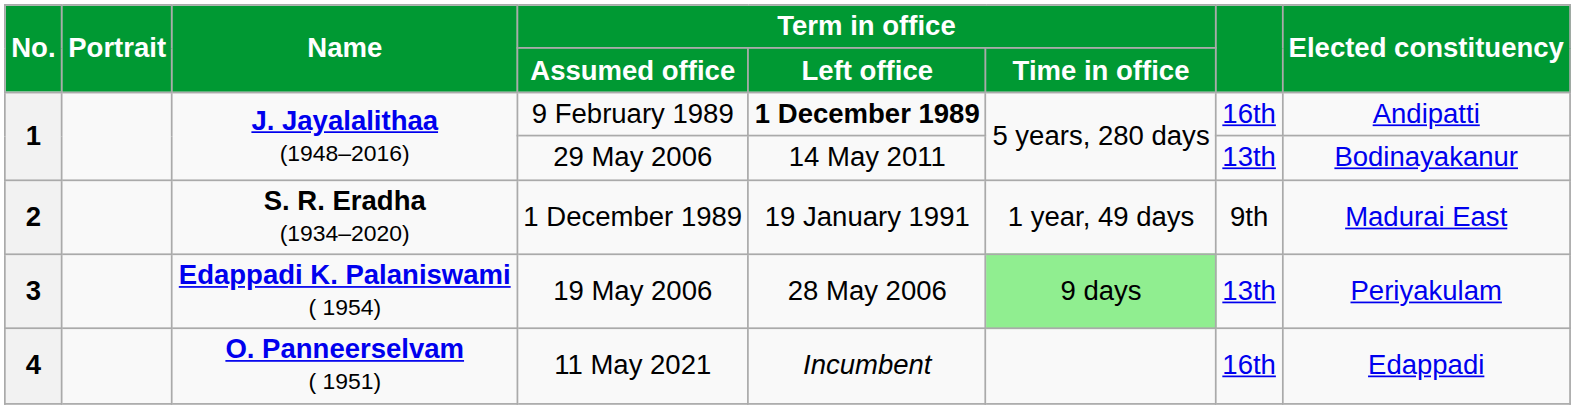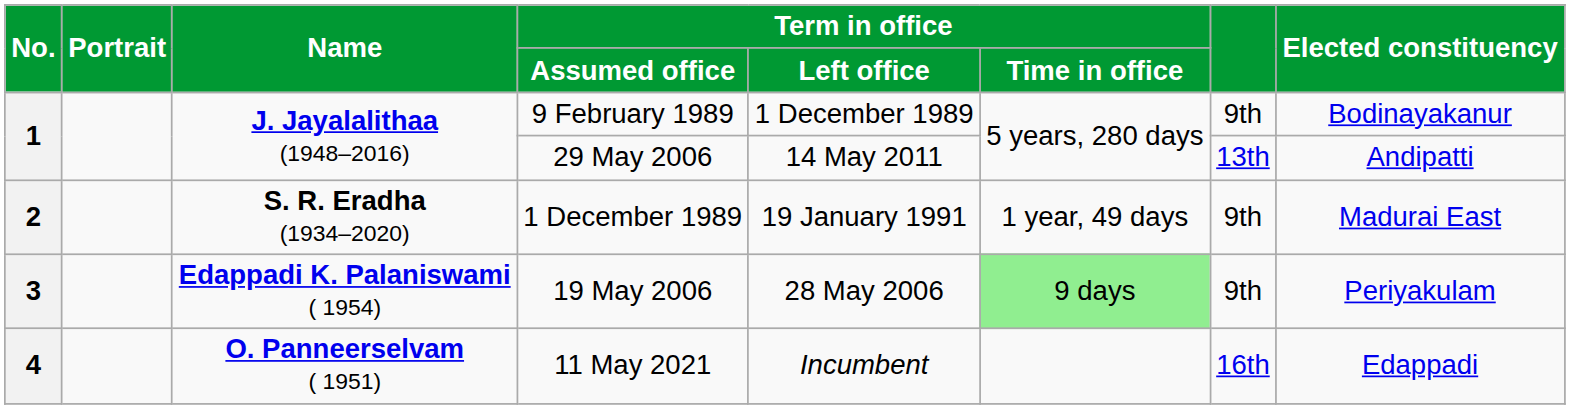(867, 113) bold -> (864, 113) normal
(1249, 113) 16th -> (1243, 113) 9th
(1426, 113) Andipatti -> (1420, 113) Bodinayakanur
(1426, 157) Bodinayakanur -> (1420, 157) Andipatti
(1249, 290) 13th -> (1243, 290) 9th
